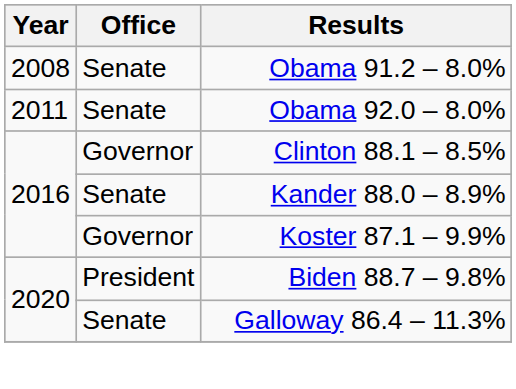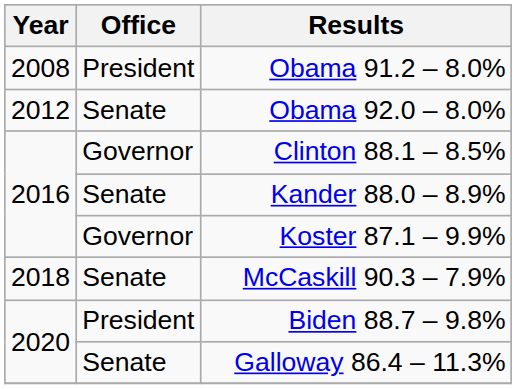(124, 67) Senate -> (138, 67) President
(40, 109) 2011 -> (40, 109) 2012
+ row: (374, 278)
